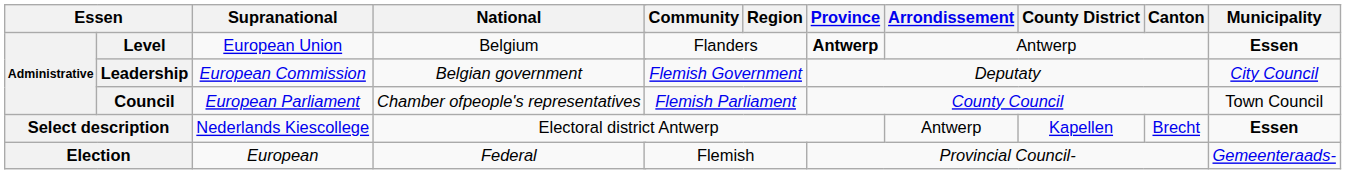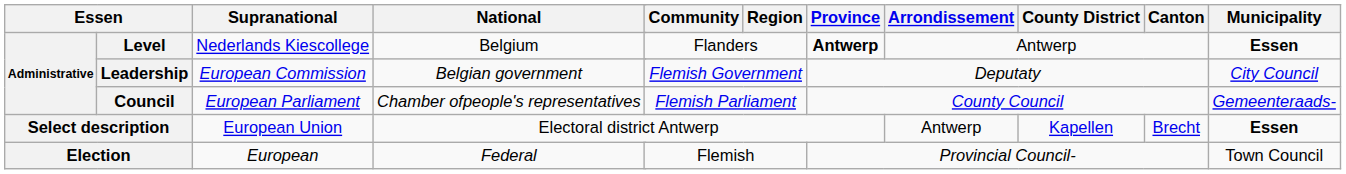(283, 46) European Union -> (283, 46) Nederlands Kiescollege
(1274, 100) Town Council -> (1274, 100) Gemeenteraads-
(283, 128) Nederlands Kiescollege -> (283, 128) European Union
(1274, 155) Gemeenteraads- -> (1274, 155) Town Council
